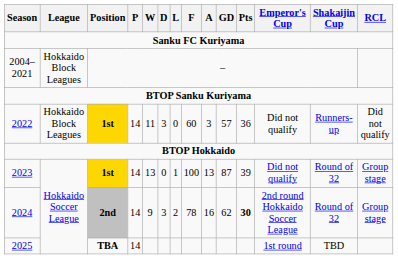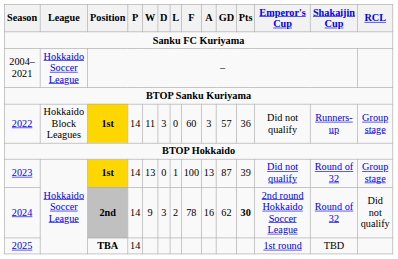(64, 68) Hokkaido Block Leagues -> (64, 68) Hokkaido Soccer League
(375, 123) Did not qualify -> (375, 123) Group stage
(375, 212) Group stage -> (375, 212) Did not qualify
